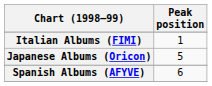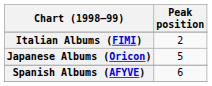(180, 40) 1 -> (180, 40) 2
